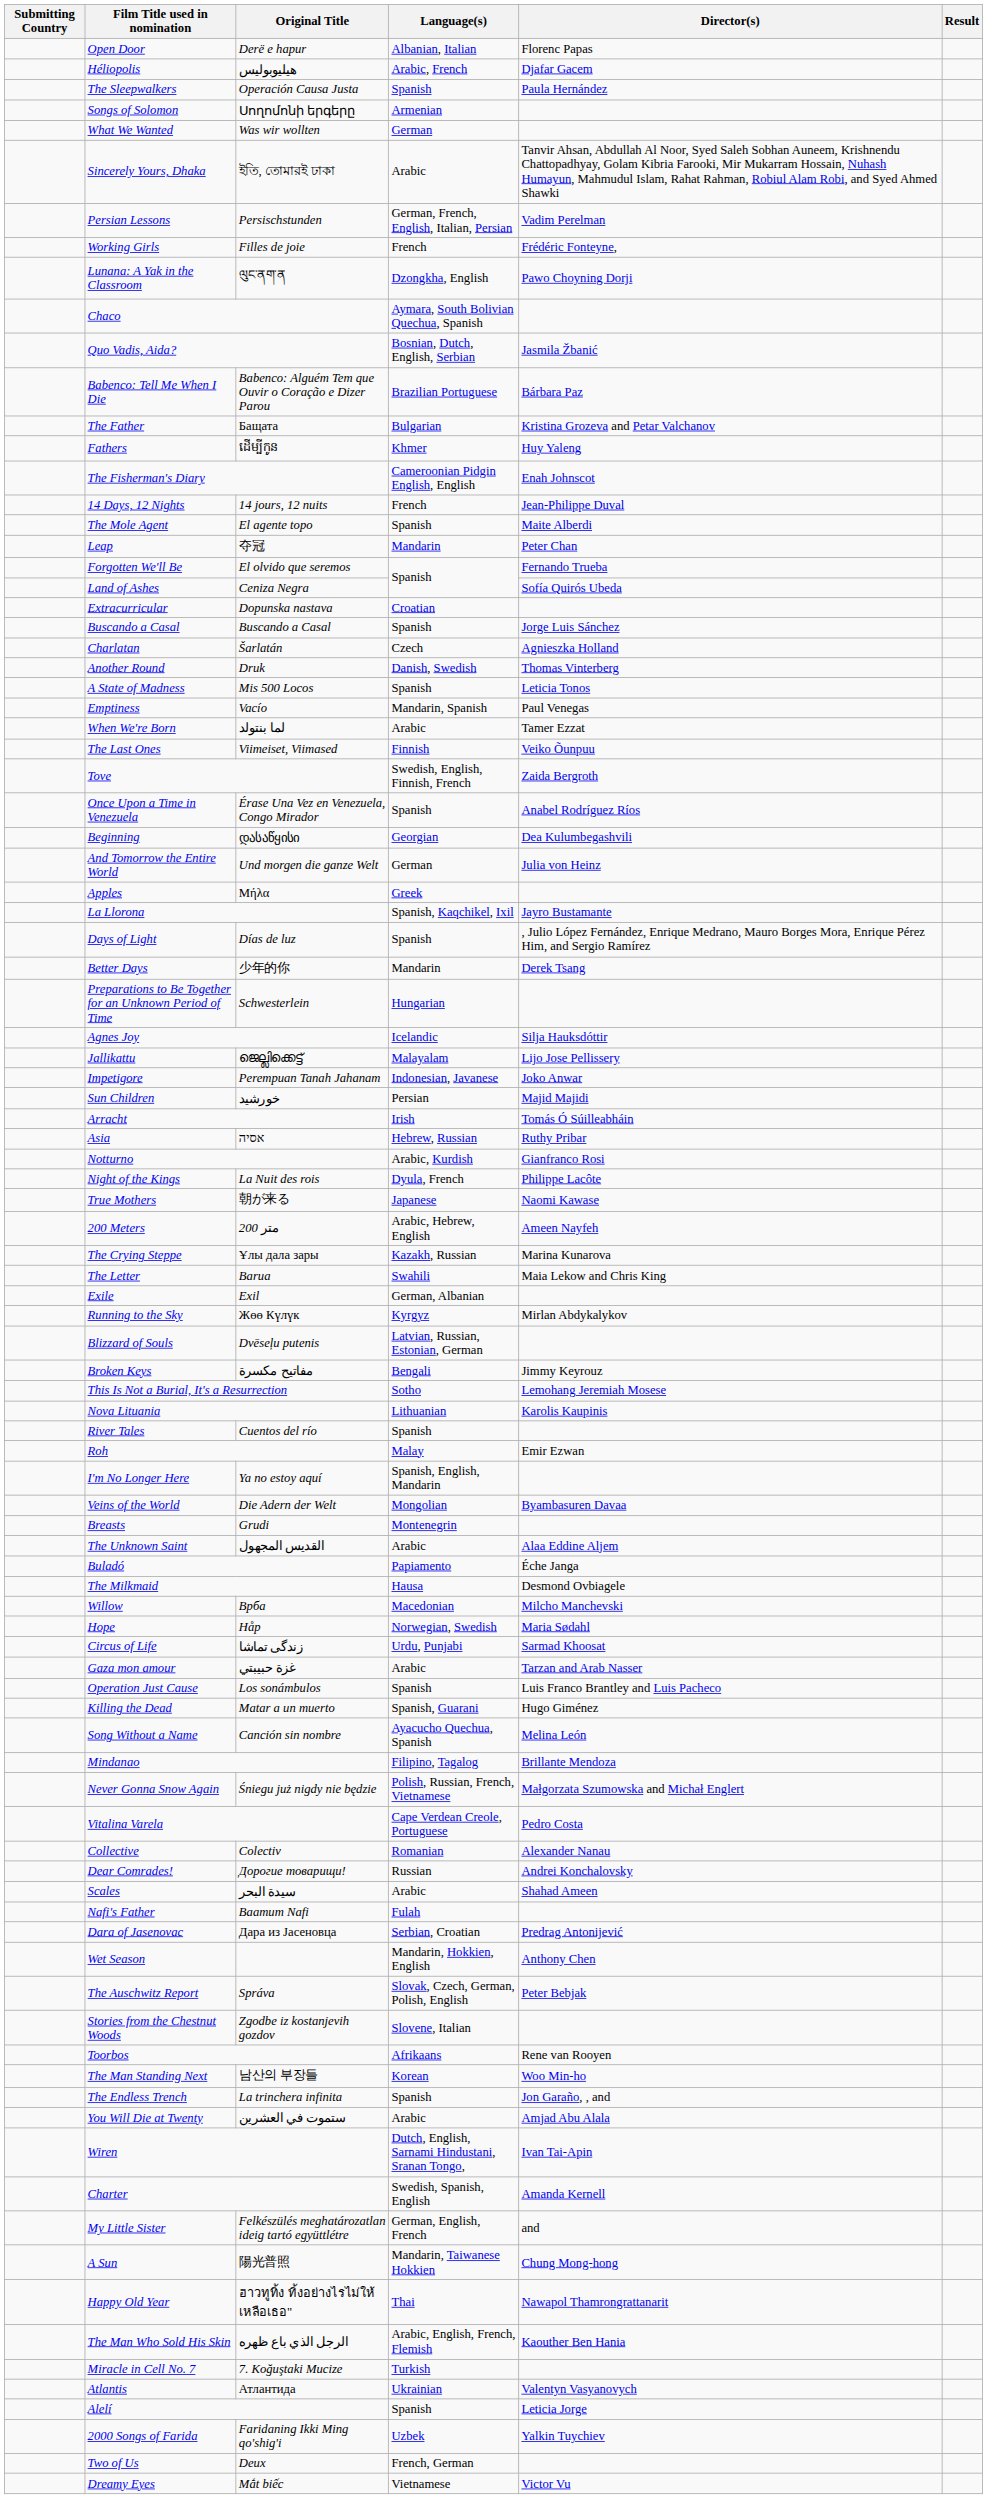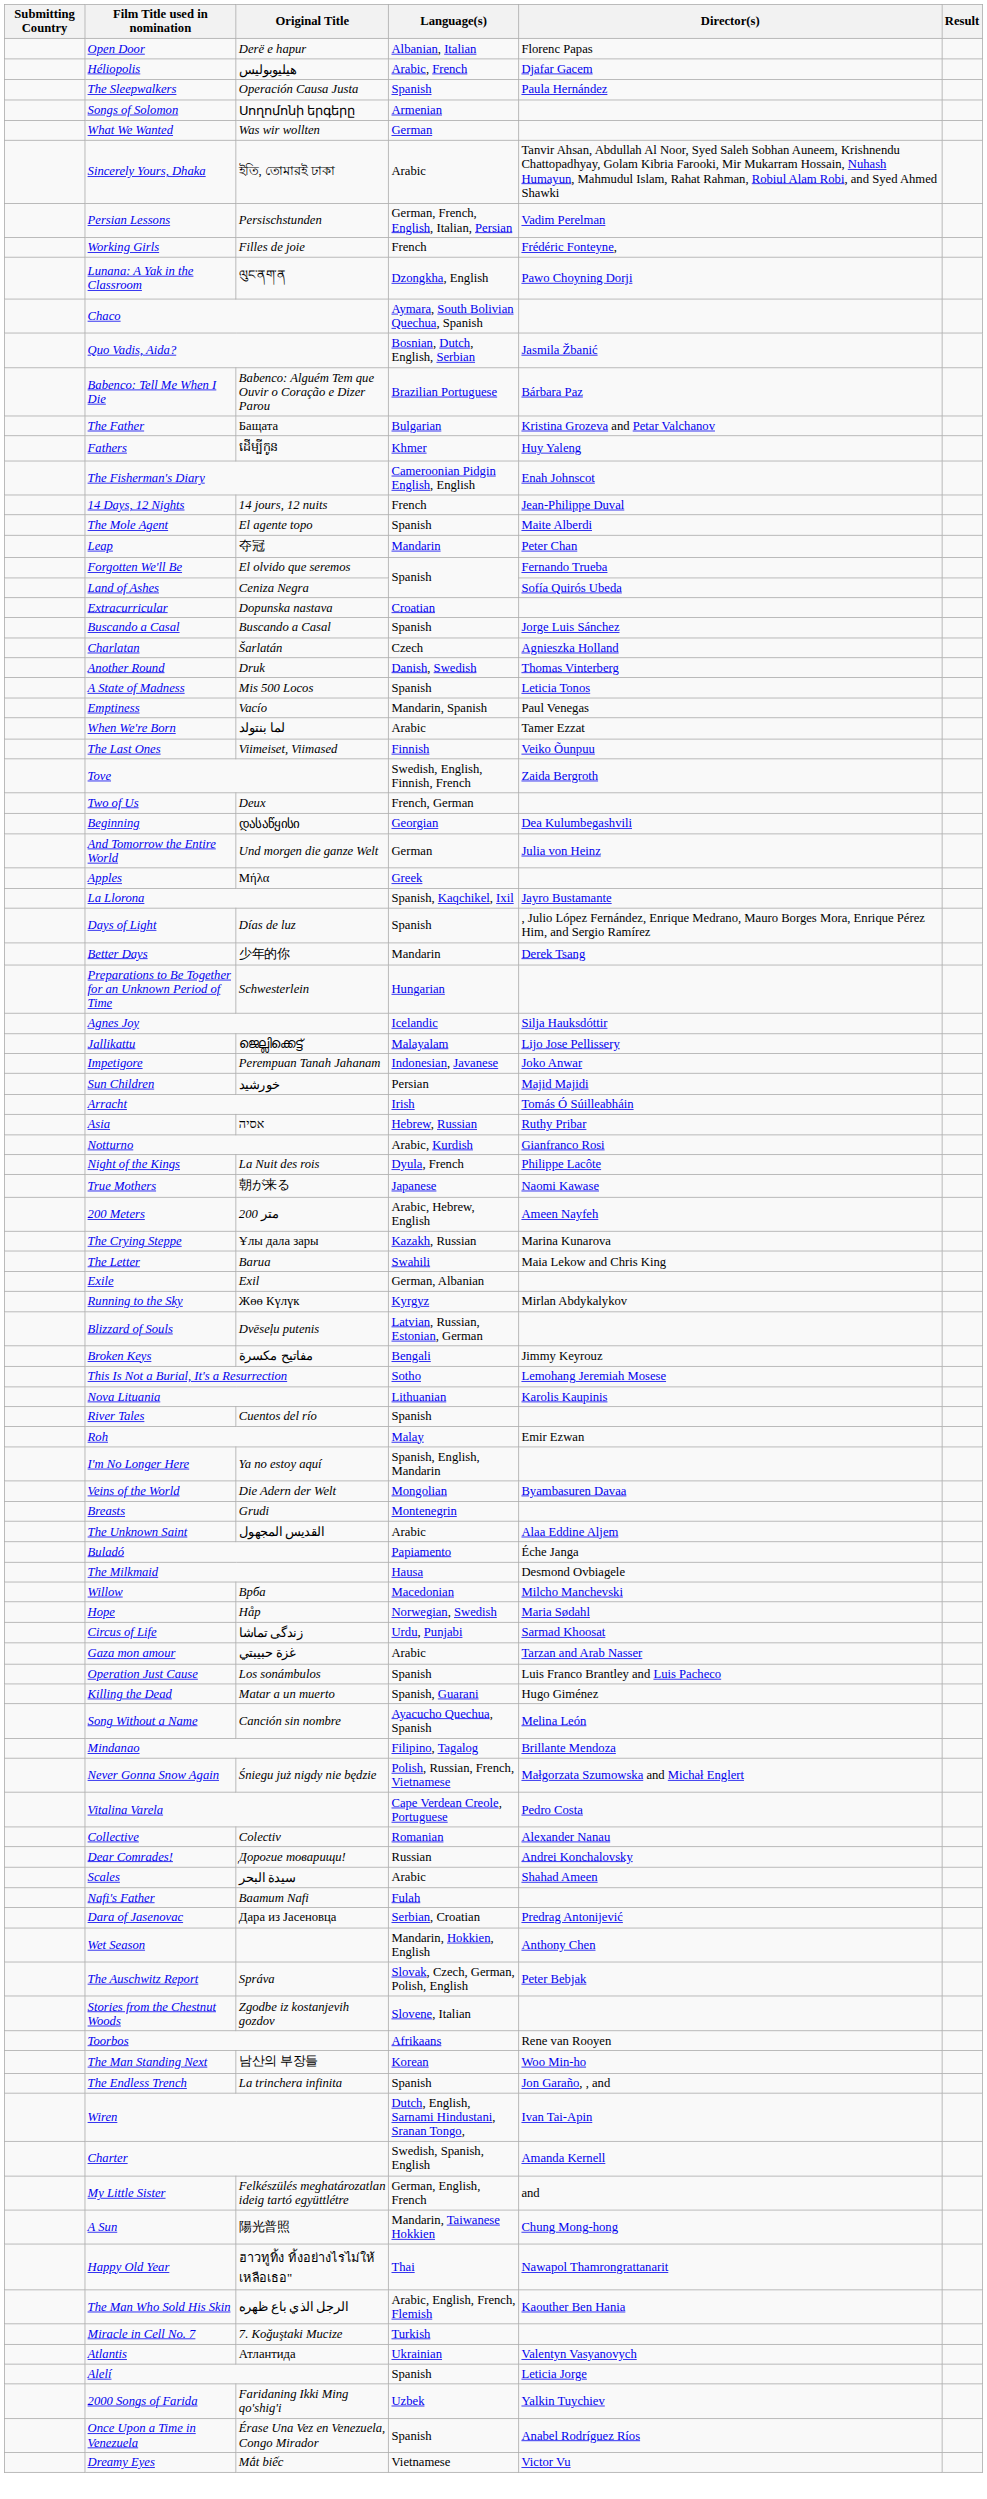rows swapped: (113, 2463) <-> (142, 810)
- row: (145, 2117)
